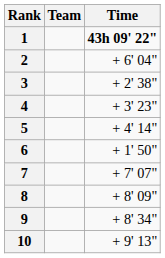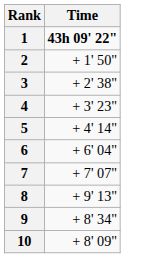- column: (64, 15)
(135, 60) + 6' 04" -> (95, 60) + 1' 50"
(135, 151) + 1' 50" -> (95, 151) + 6' 04"
(135, 196) + 8' 09" -> (95, 196) + 9' 13"
(135, 241) + 9' 13" -> (95, 241) + 8' 09"
